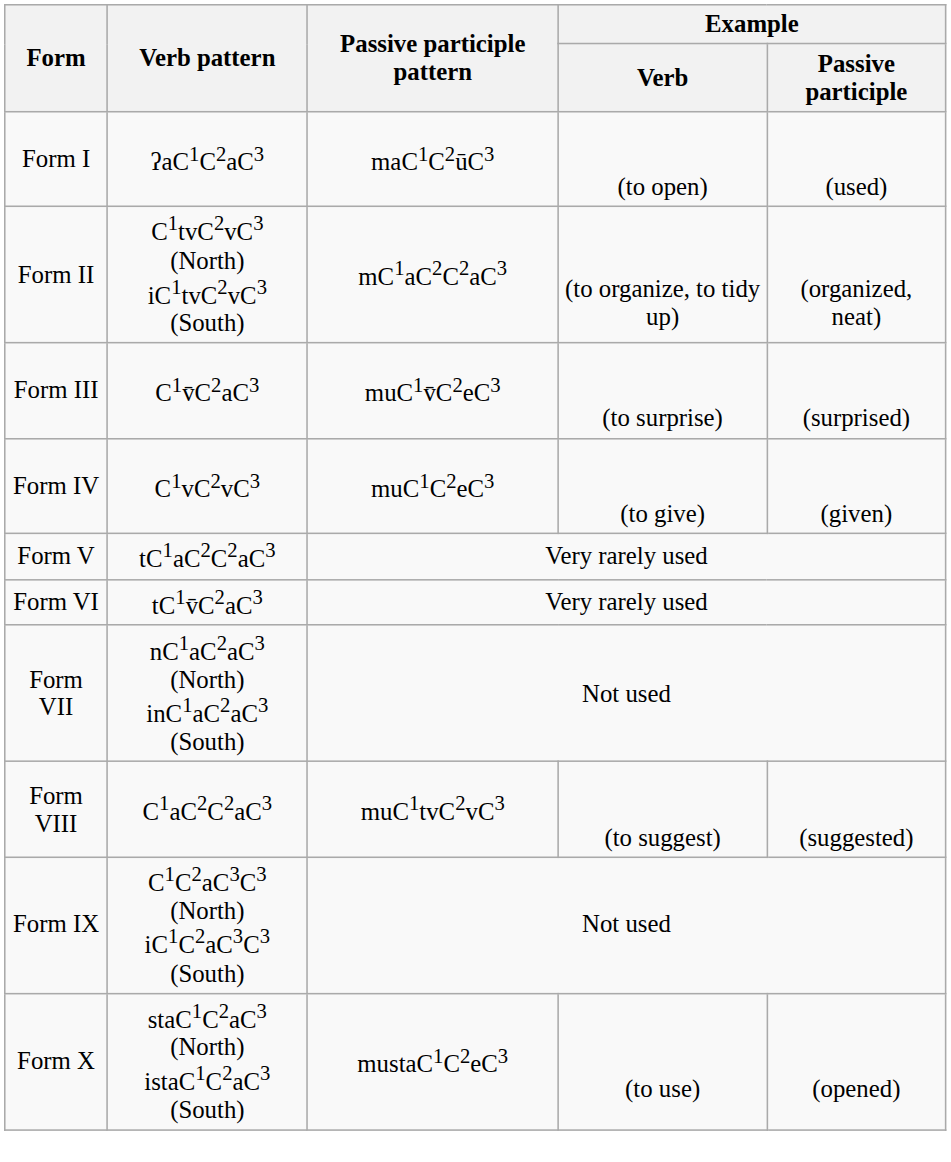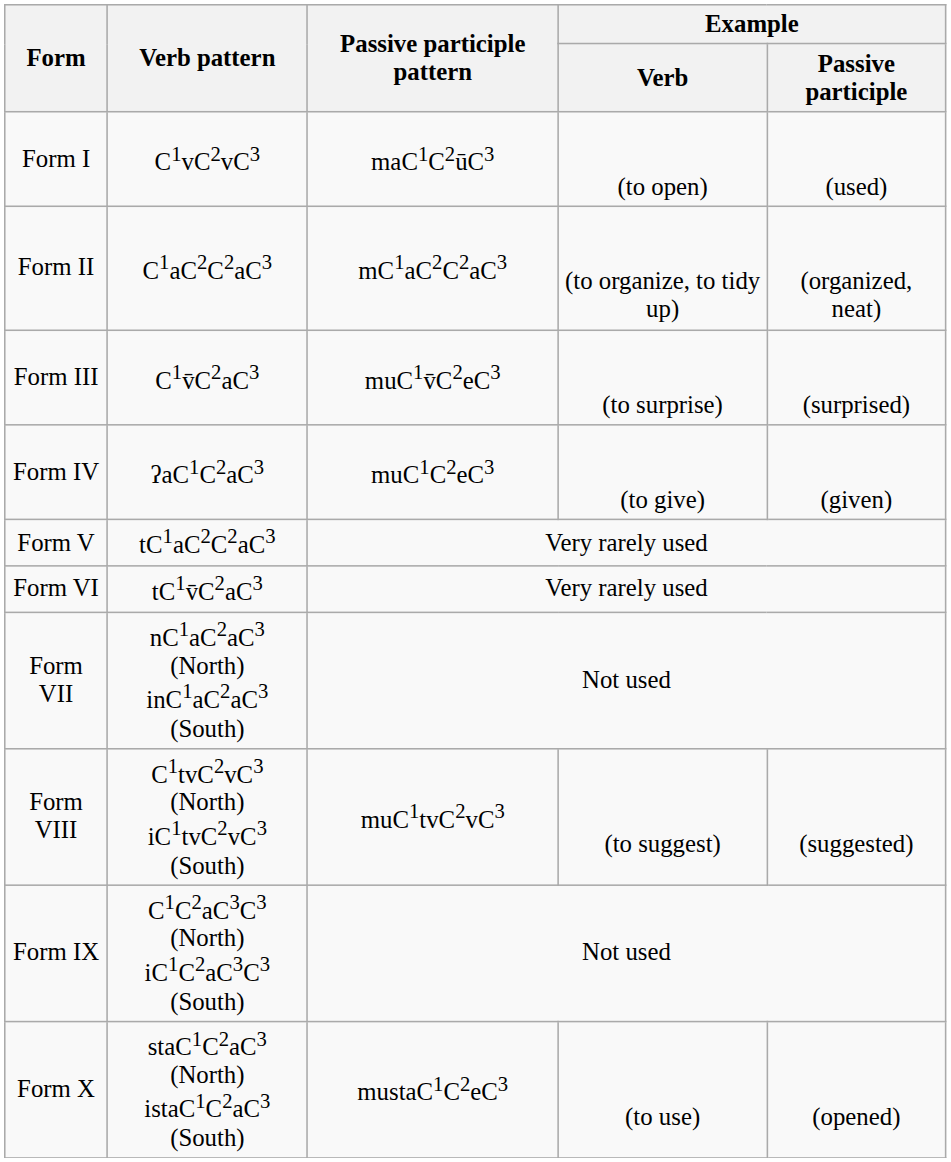(207, 158) ʔaC1C2aC3 -> (207, 158) C1vC2vC3
(207, 274) C1tvC2vC3 (North) iC1tvC2vC3 (South) -> (207, 267) C1aC2C2aC3
(207, 485) C1vC2vC3 -> (207, 471) ʔaC1C2aC3
(207, 808) C1aC2C2aC3 -> (207, 816) C1tvC2vC3 (North) iC1tvC2vC3 (South)
